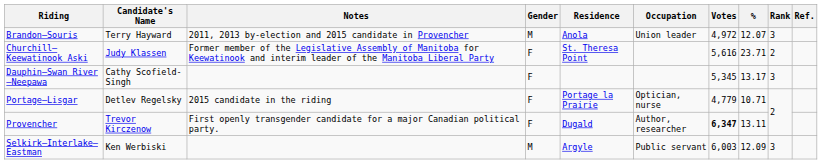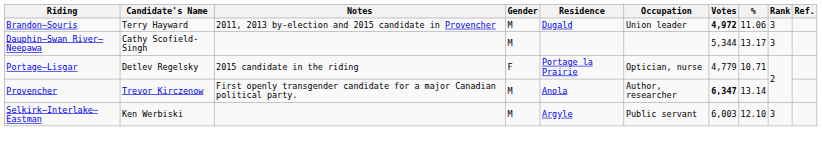(575, 35) Anola -> (557, 25) Dugald
(724, 35) normal -> (724, 25) bold
(753, 35) 12.07 -> (753, 25) 11.06
- row: (47, 53)
(530, 77) F -> (510, 44) M
(724, 77) 5,345 -> (724, 44) 5,344
(530, 124) F -> (510, 91) M
(577, 124) Dugald -> (555, 91) Anola
(753, 124) 13.11 -> (753, 91) 13.14
(753, 147) 12.09 -> (753, 114) 12.10
